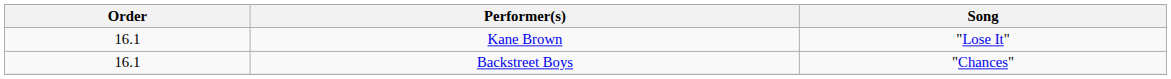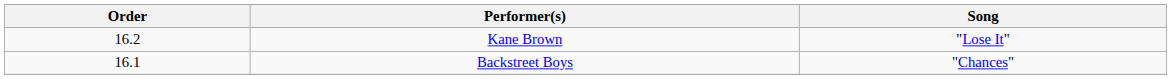(127, 39) 16.1 -> (127, 39) 16.2
